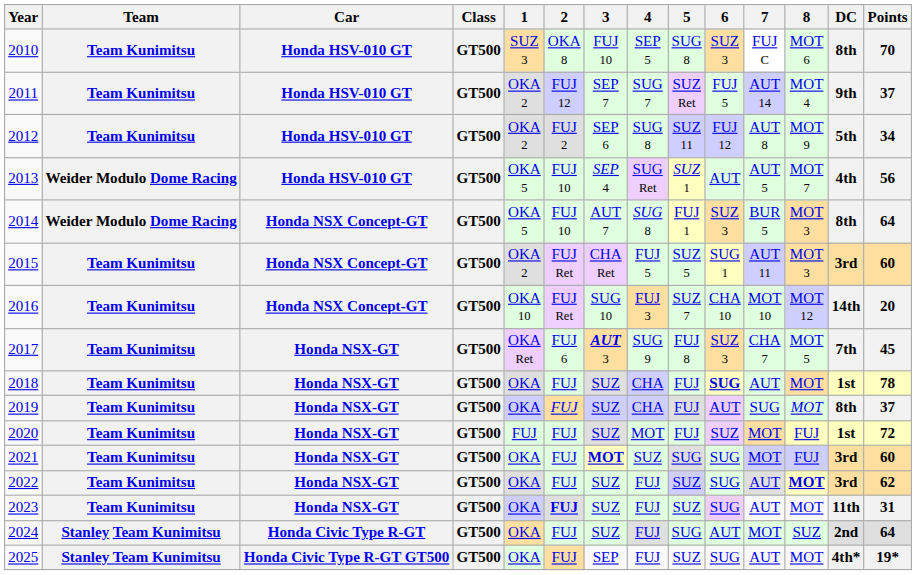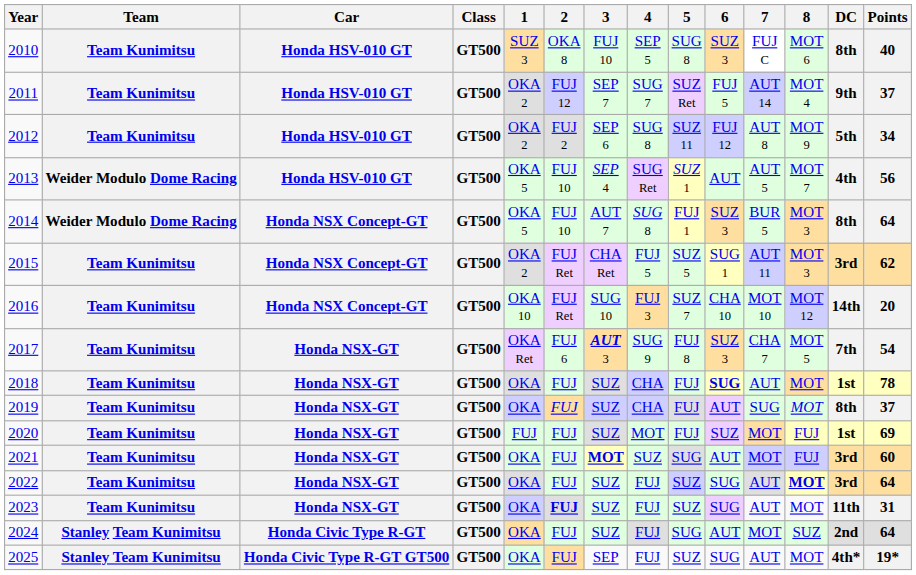(888, 50) 70 -> (888, 50) 40
(888, 263) 60 -> (888, 263) 62
(888, 348) 45 -> (888, 348) 54
(888, 432) 72 -> (888, 432) 69
(725, 457) SUG -> (725, 457) AUT
(888, 482) 62 -> (888, 482) 64
